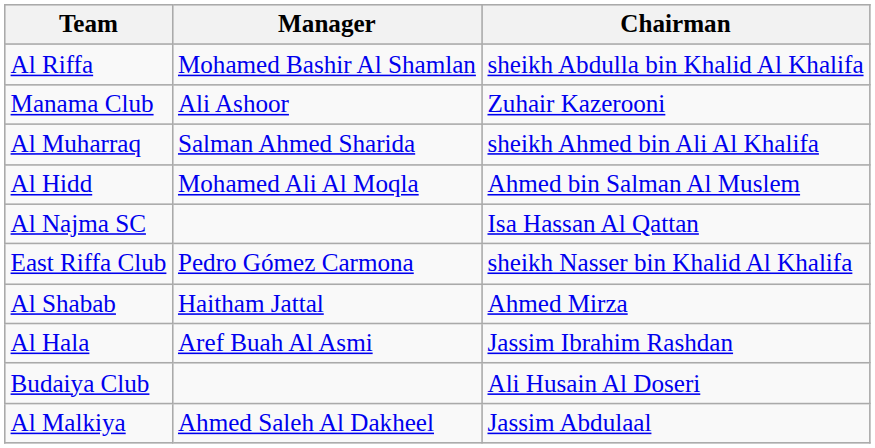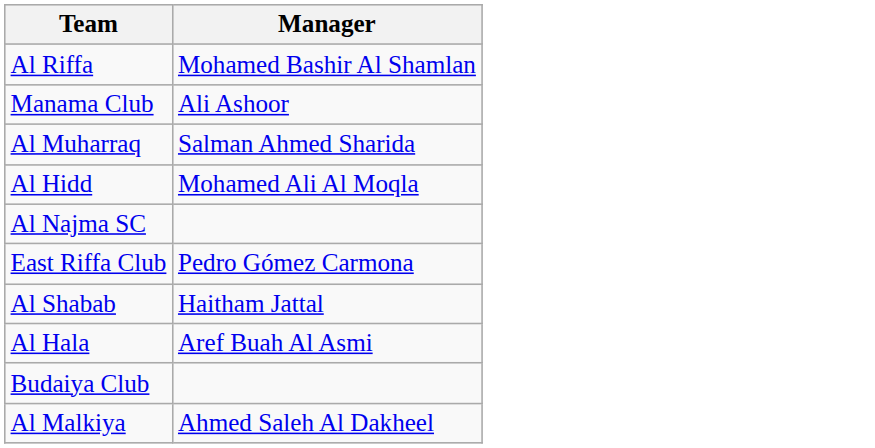- column: (676, 24)
